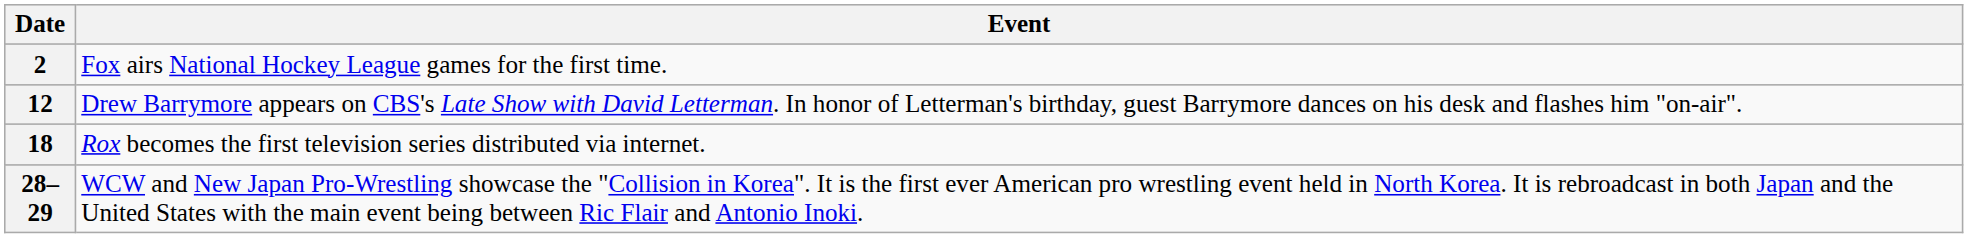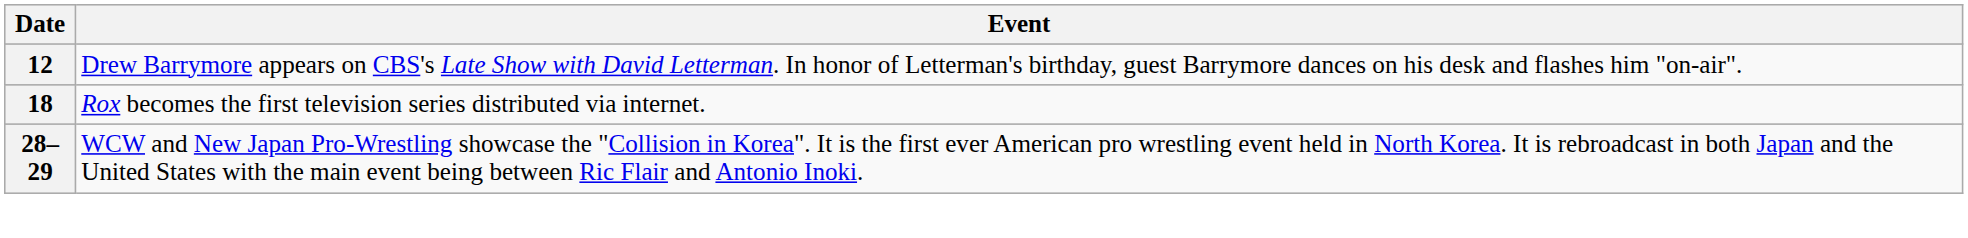- row: (40, 64)
